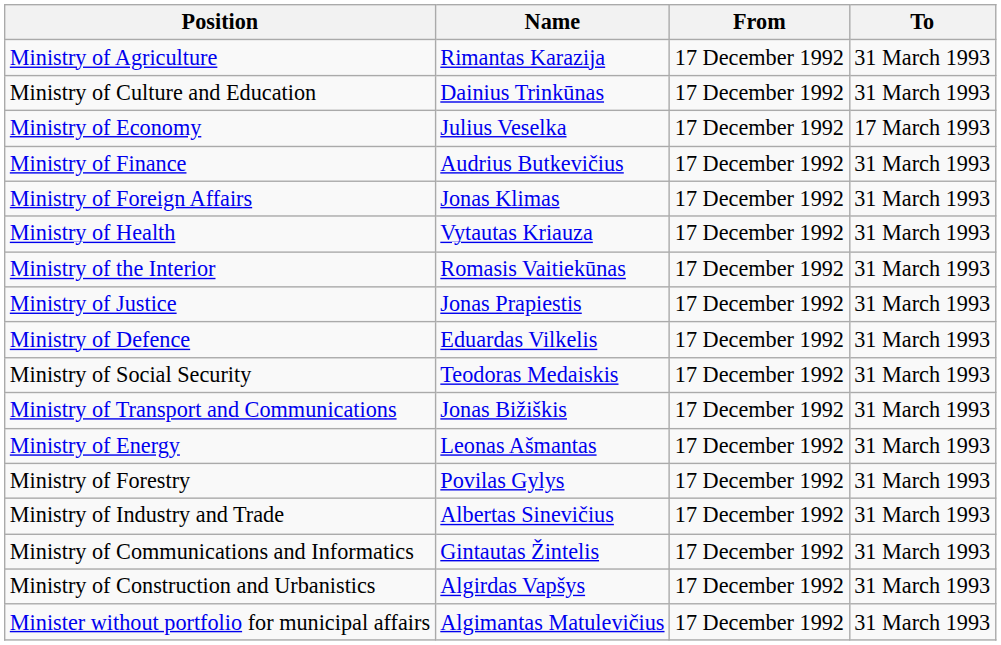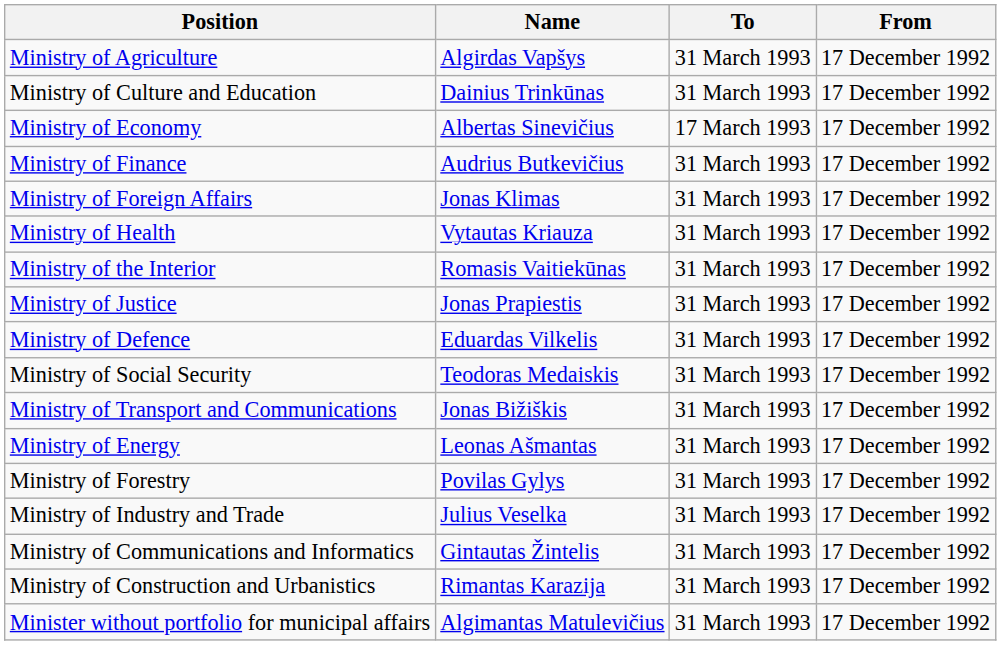columns swapped: (759, 22) <-> (922, 22)
(523, 57) Rimantas Karazija -> (513, 57) Algirdas Vapšys
(503, 127) Julius Veselka -> (527, 127) Albertas Sinevičius
(527, 515) Albertas Sinevičius -> (503, 515) Julius Veselka
(513, 586) Algirdas Vapšys -> (523, 586) Rimantas Karazija
